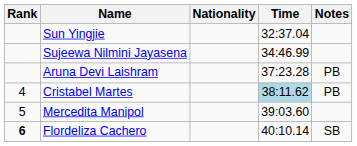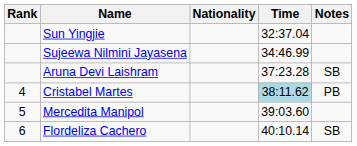(332, 72) PB -> (332, 72) SB
(22, 131) bold -> (22, 131) normal
